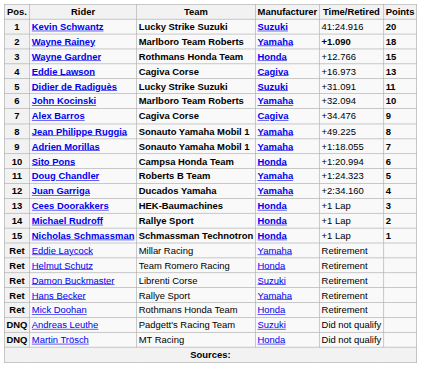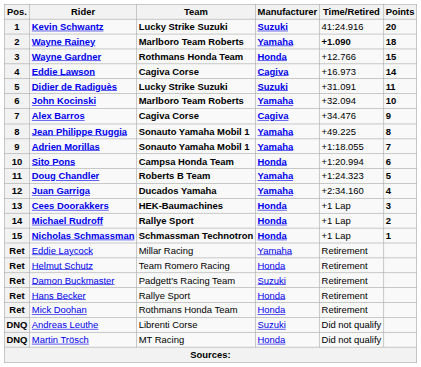(391, 72) 13 -> (391, 72) 14
(168, 280) Librenti Corse -> (187, 280) Padgett's Racing Team
(275, 295) Yamaha -> (271, 295) Honda
(187, 325) Padgett's Racing Team -> (168, 325) Librenti Corse
